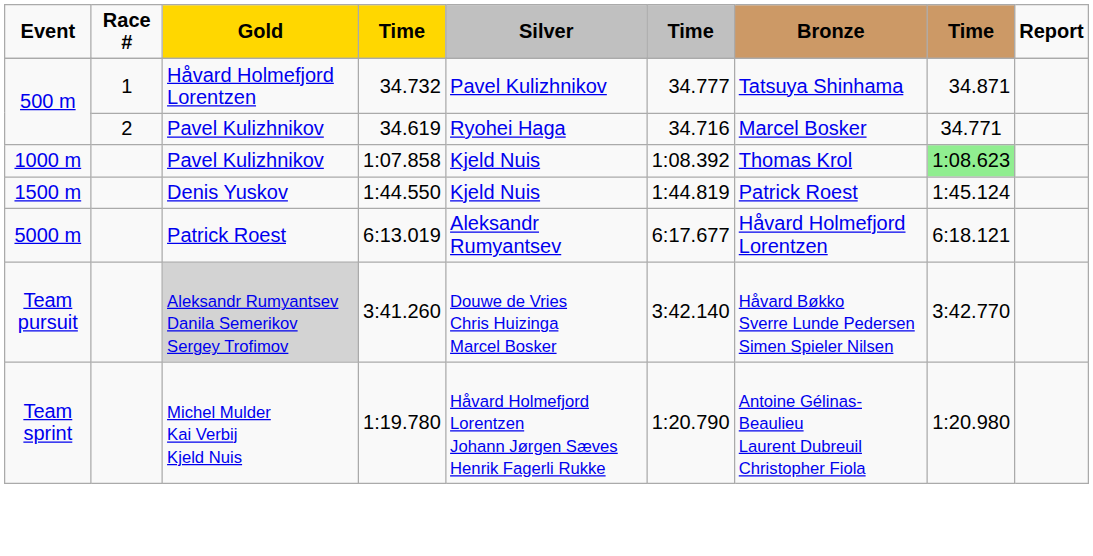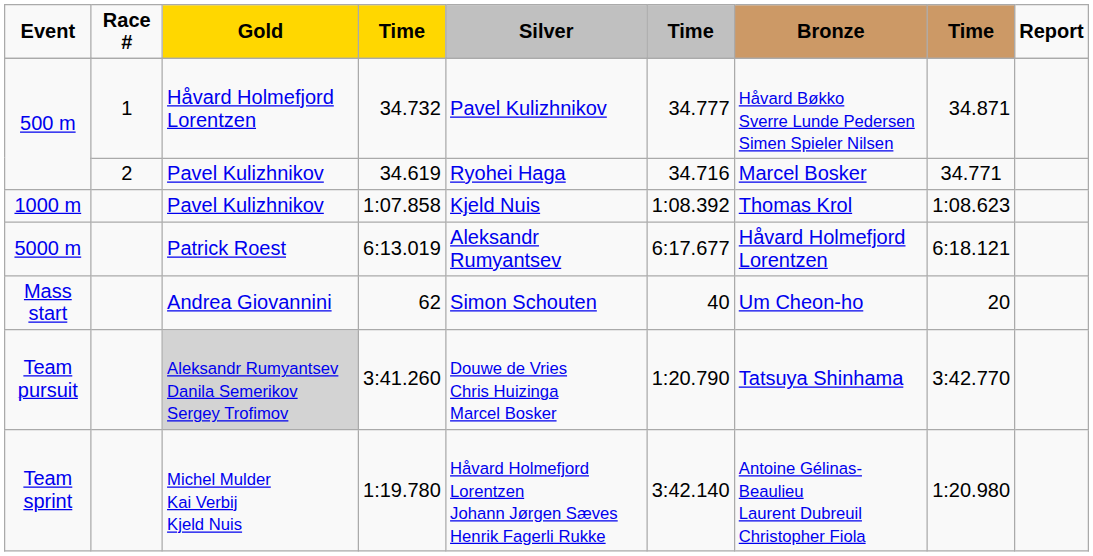(821, 85) Tatsuya Shinhama -> (827, 120) Håvard Bøkko Sverre Lunde Pedersen Simen Spieler Nilsen
(971, 160) lightgreen background -> (971, 205) no background
- row: (402, 192)
+ row: (430, 302)
(691, 311) 3:42.140 -> (691, 379) 1:20.790
(827, 324) Håvard Bøkko Sverre Lunde Pedersen Simen Spieler Nilsen -> (821, 379) Tatsuya Shinhama
(691, 422) 1:20.790 -> (691, 489) 3:42.140
